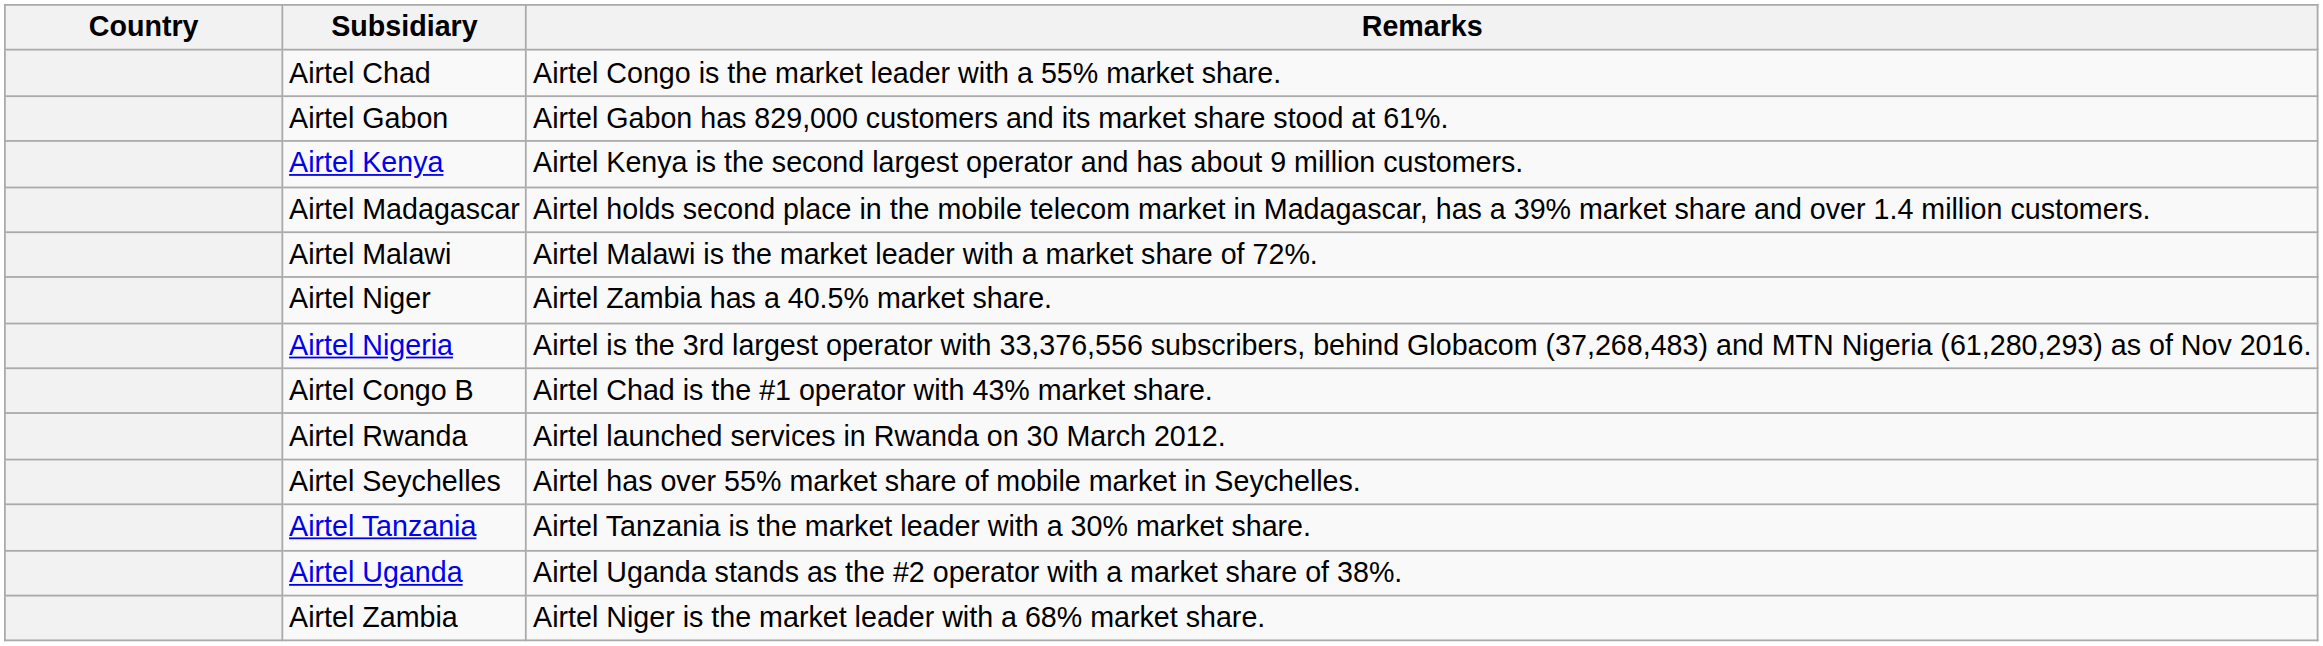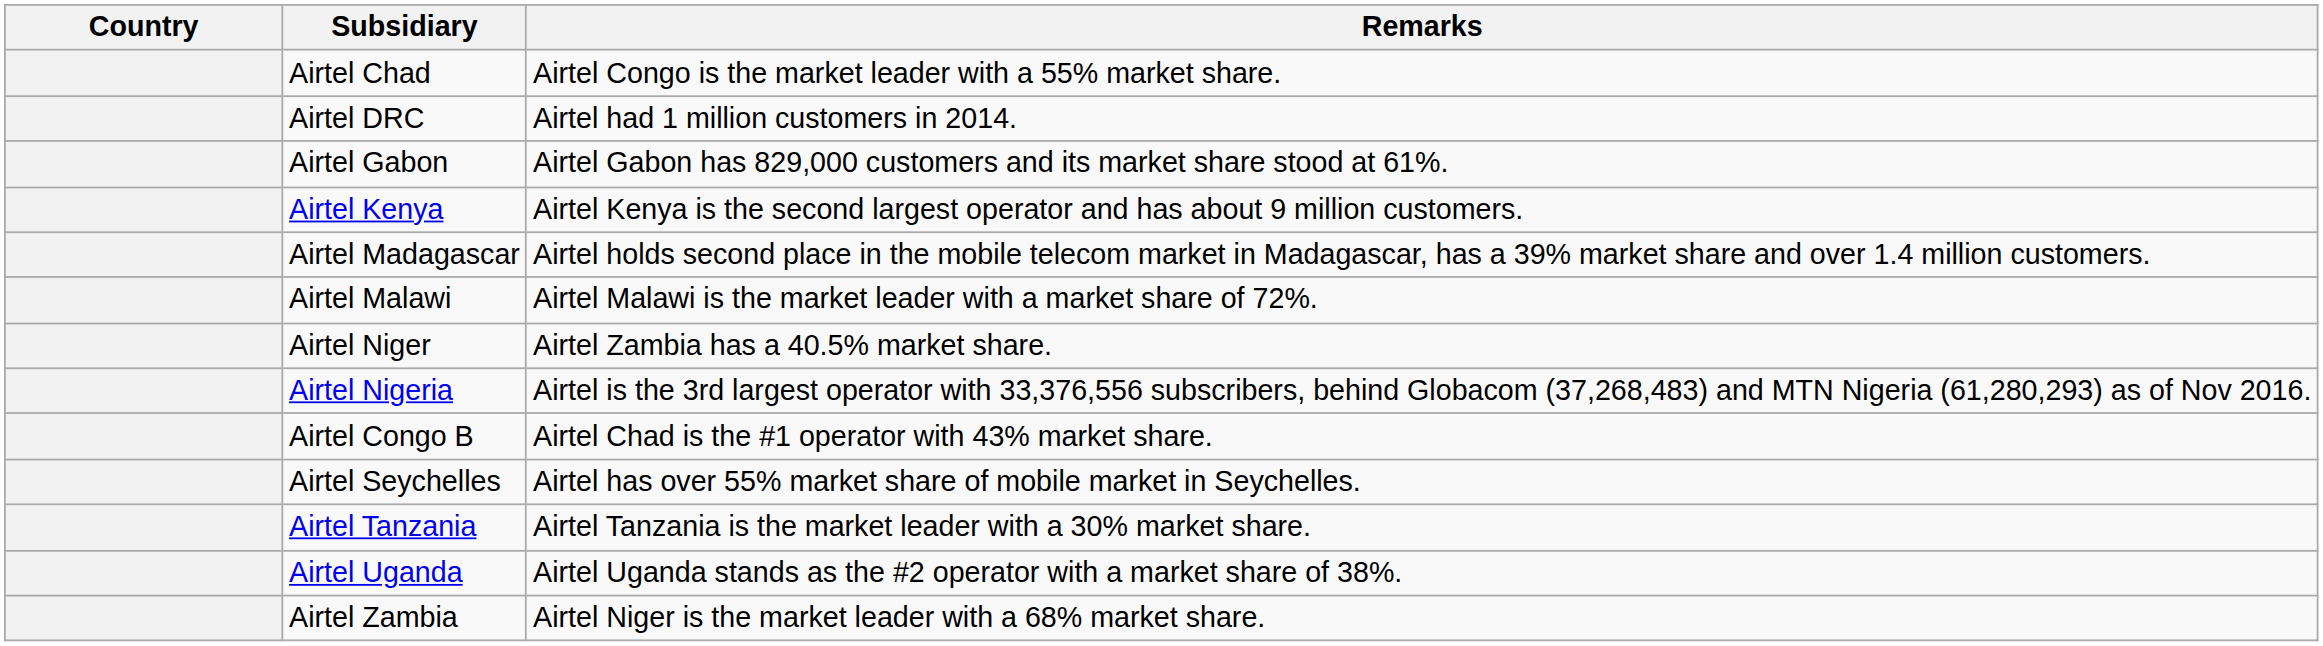+ row: (357, 118)
- row: (378, 436)
